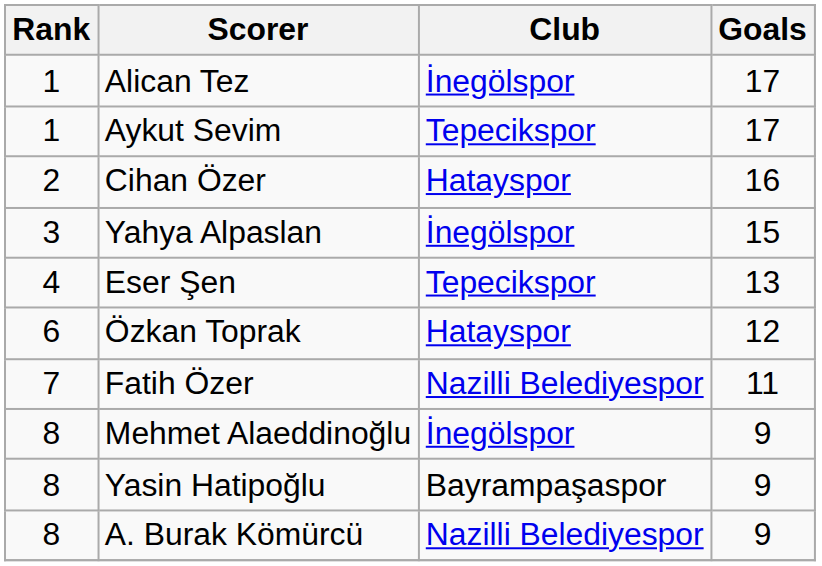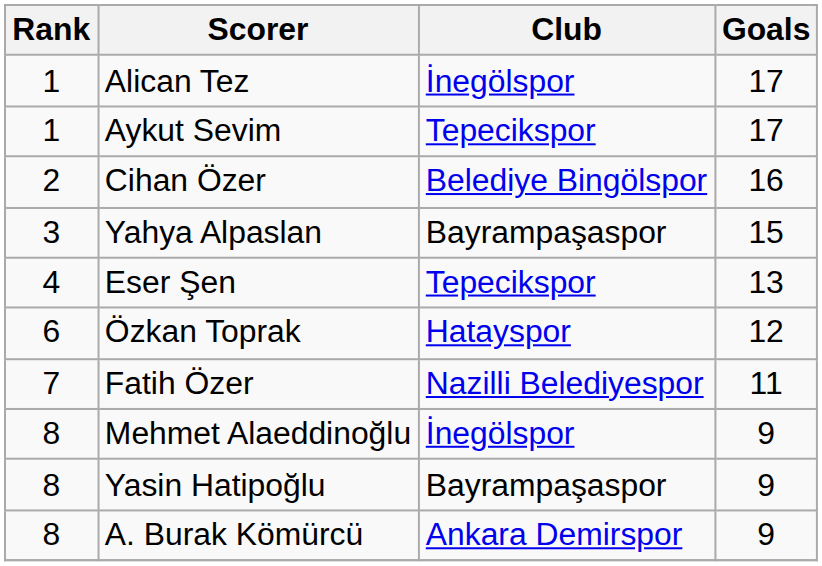(498, 181) Hatayspor -> (567, 181) Belediye Bingölspor
(500, 231) İnegölspor -> (546, 231) Bayrampaşaspor
(565, 534) Nazilli Belediyespor -> (554, 534) Ankara Demirspor
